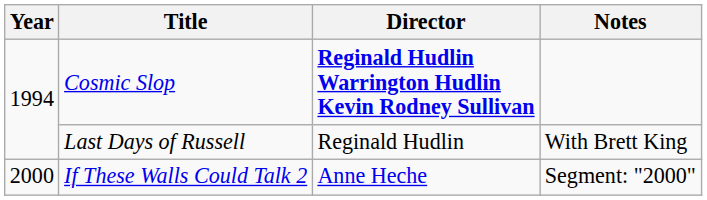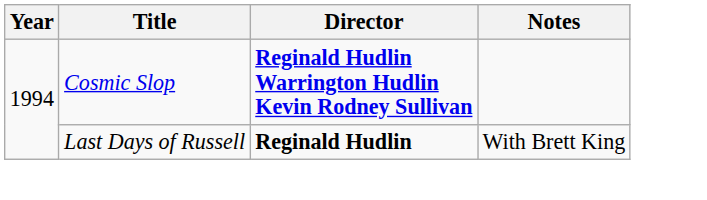(391, 141) normal -> (333, 141) bold
- row: (186, 176)
